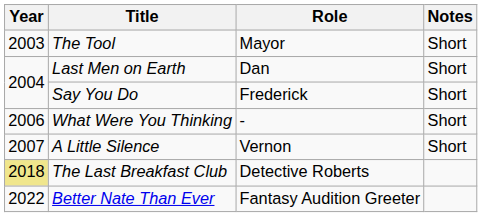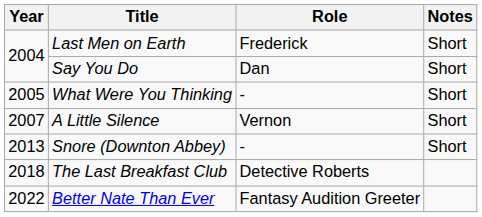- row: (84, 43)
(255, 69) Dan -> (274, 43) Frederick
(274, 95) Frederick -> (255, 69) Dan
(26, 120) 2006 -> (26, 95) 2005
+ row: (139, 146)
(26, 172) khaki background -> (26, 172) no background
